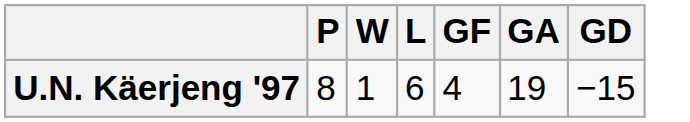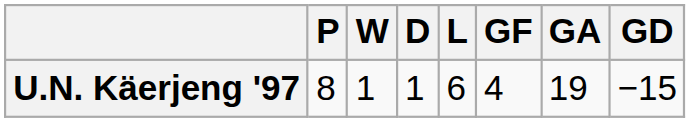+ column: (418, 32)
